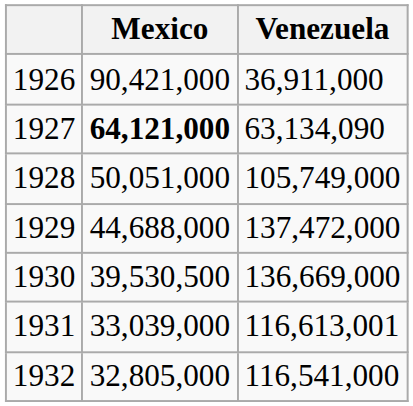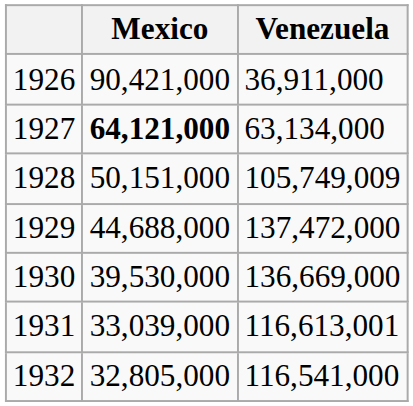(315, 128) 63,134,090 -> (315, 128) 63,134,000
(160, 177) 50,051,000 -> (160, 177) 50,151,000
(322, 177) 105,749,000 -> (322, 177) 105,749,009
(160, 276) 39,530,500 -> (160, 276) 39,530,000
